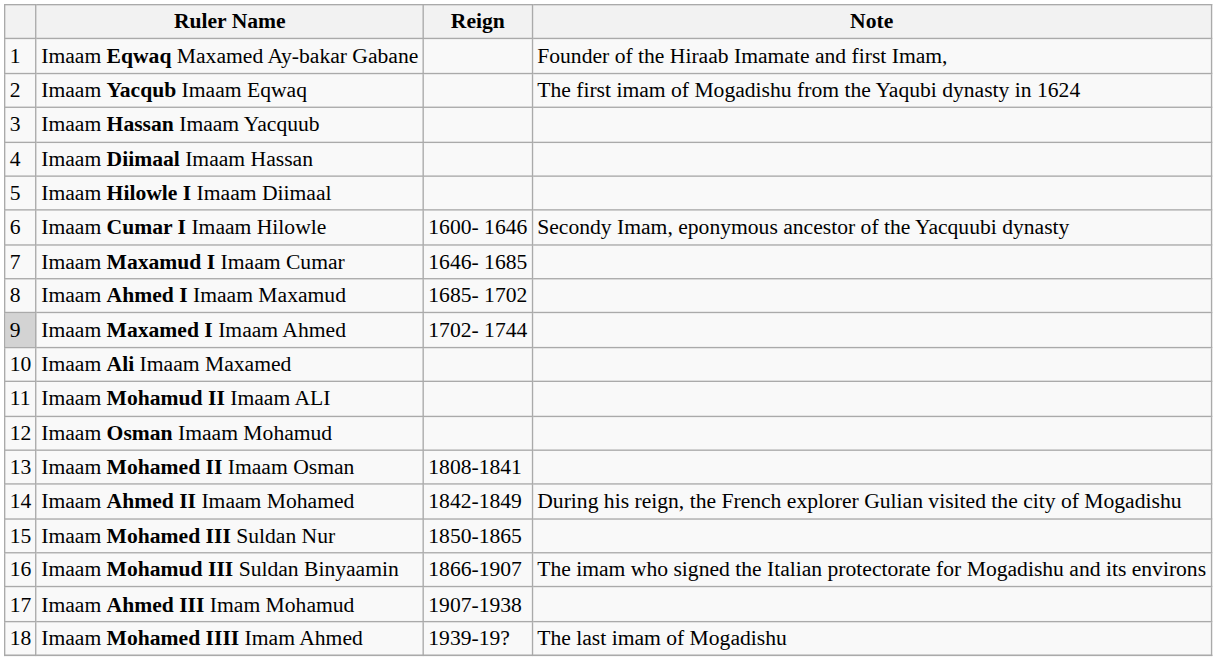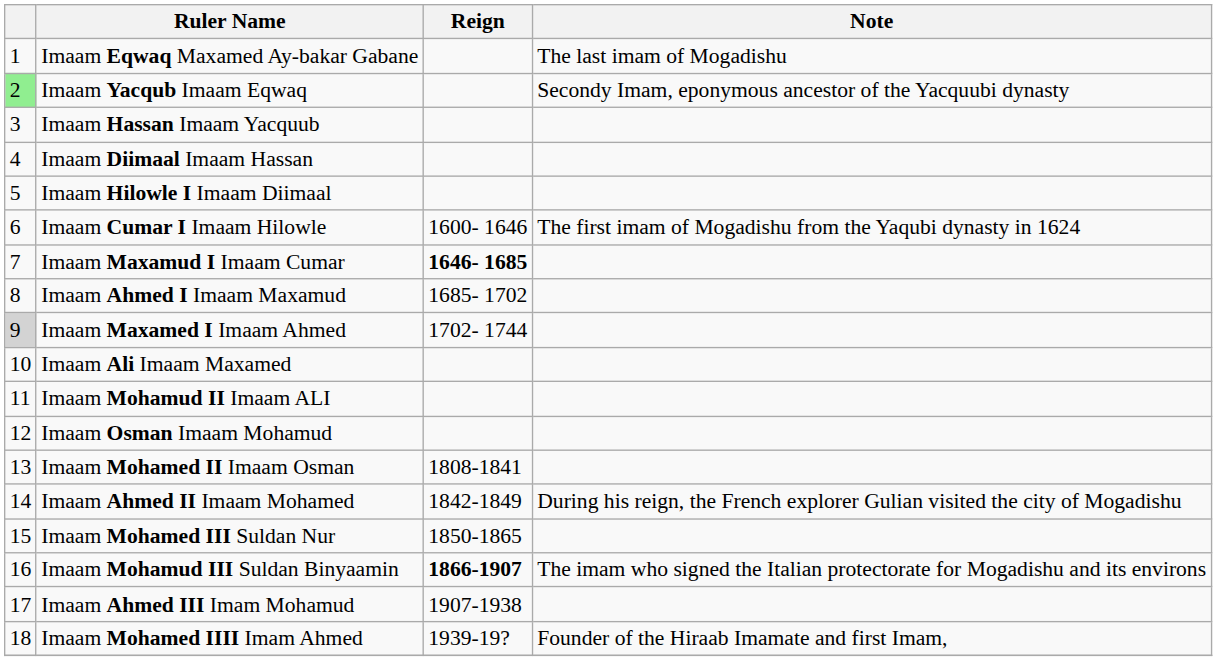(742, 55) Founder of the Hiraab Imamate and first Imam, -> (662, 55) The last imam of Mogadishu
(15, 90) no background -> (15, 90) lightgreen background
(809, 90) The first imam of Mogadishu from the Yaqubi dynasty in 1624 -> (803, 90) Secondy Imam, eponymous ancestor of the Yacquubi dynasty
(803, 227) Secondy Imam, eponymous ancestor of the Yacquubi dynasty -> (809, 227) The first imam of Mogadishu from the Yaqubi dynasty in 1624
(478, 261) normal -> (478, 261) bold
(475, 569) normal -> (475, 569) bold
(662, 638) The last imam of Mogadishu -> (742, 638) Founder of the Hiraab Imamate and first Imam,
